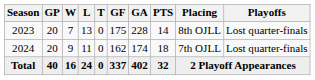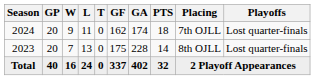rows swapped: (23, 30) <-> (23, 48)
